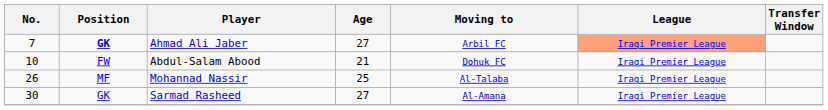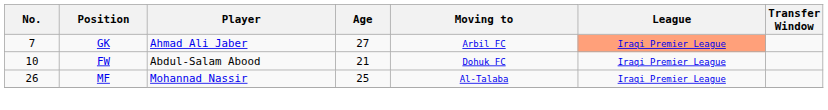(103, 43) bold -> (103, 43) normal
- row: (196, 96)
